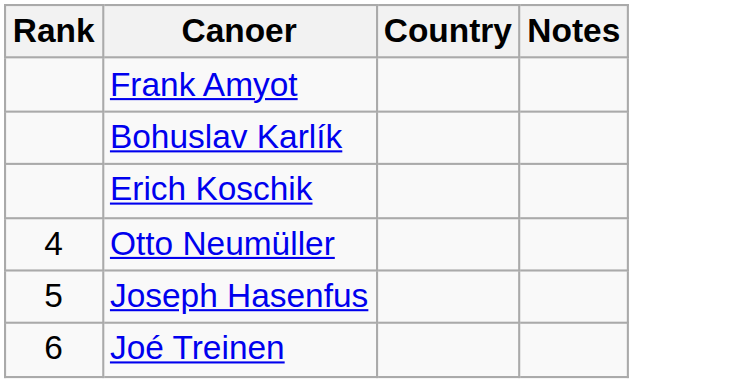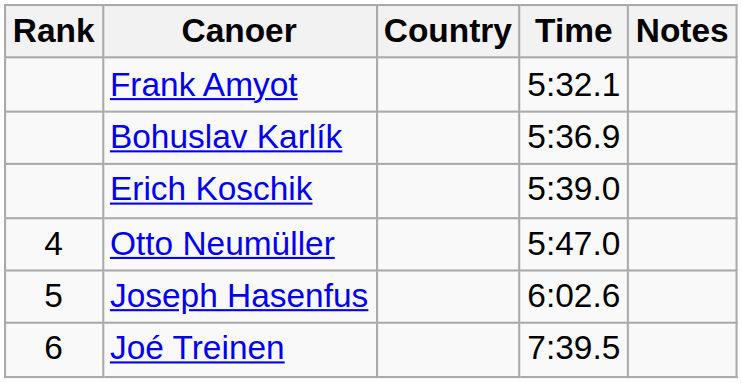+ column: (574, 31)
